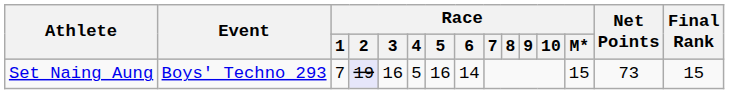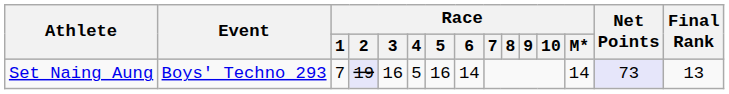(579, 73) 15 -> (579, 73) 14
(629, 73) no background -> (629, 73) lavender background
(694, 73) 15 -> (694, 73) 13
